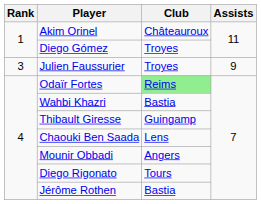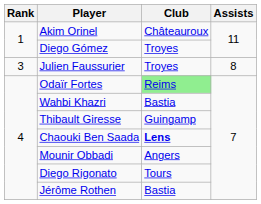(233, 66) 9 -> (233, 66) 8
(156, 137) normal -> (157, 137) bold
